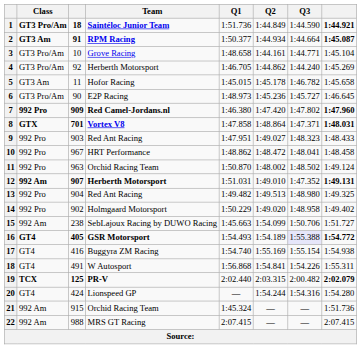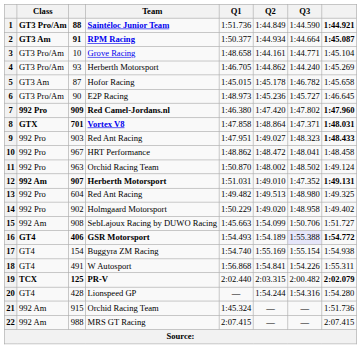(77, 25) 18 -> (77, 25) 88
(77, 67) 92 -> (77, 67) 93
(77, 81) 11 -> (77, 81) 87
(339, 138) normal -> (339, 138) bold
(77, 194) 904 -> (77, 194) 604
(77, 223) 238 -> (77, 223) 908
(77, 237) 405 -> (77, 237) 406
(77, 251) 416 -> (77, 251) 154
(77, 293) 424 -> (77, 293) 428
